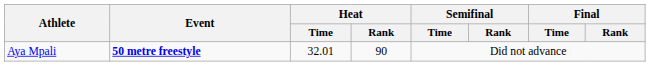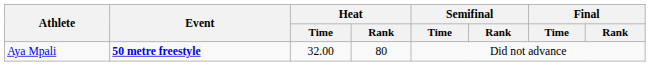(321, 51) 32.01 -> (321, 51) 32.00
(381, 51) 90 -> (381, 51) 80
